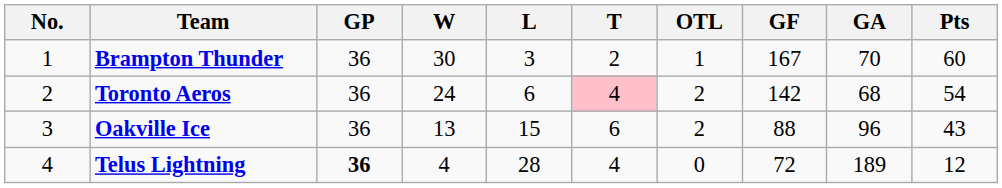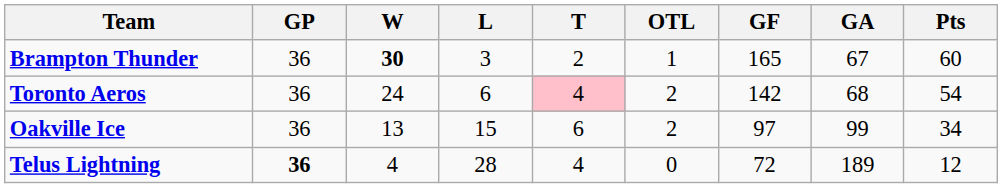- column: (47, 22)
(444, 57) normal -> (392, 57) bold
(784, 57) 167 -> (765, 57) 165
(869, 57) 70 -> (858, 57) 67
(784, 128) 88 -> (765, 128) 97
(869, 128) 96 -> (858, 128) 99
(955, 128) 43 -> (951, 128) 34
